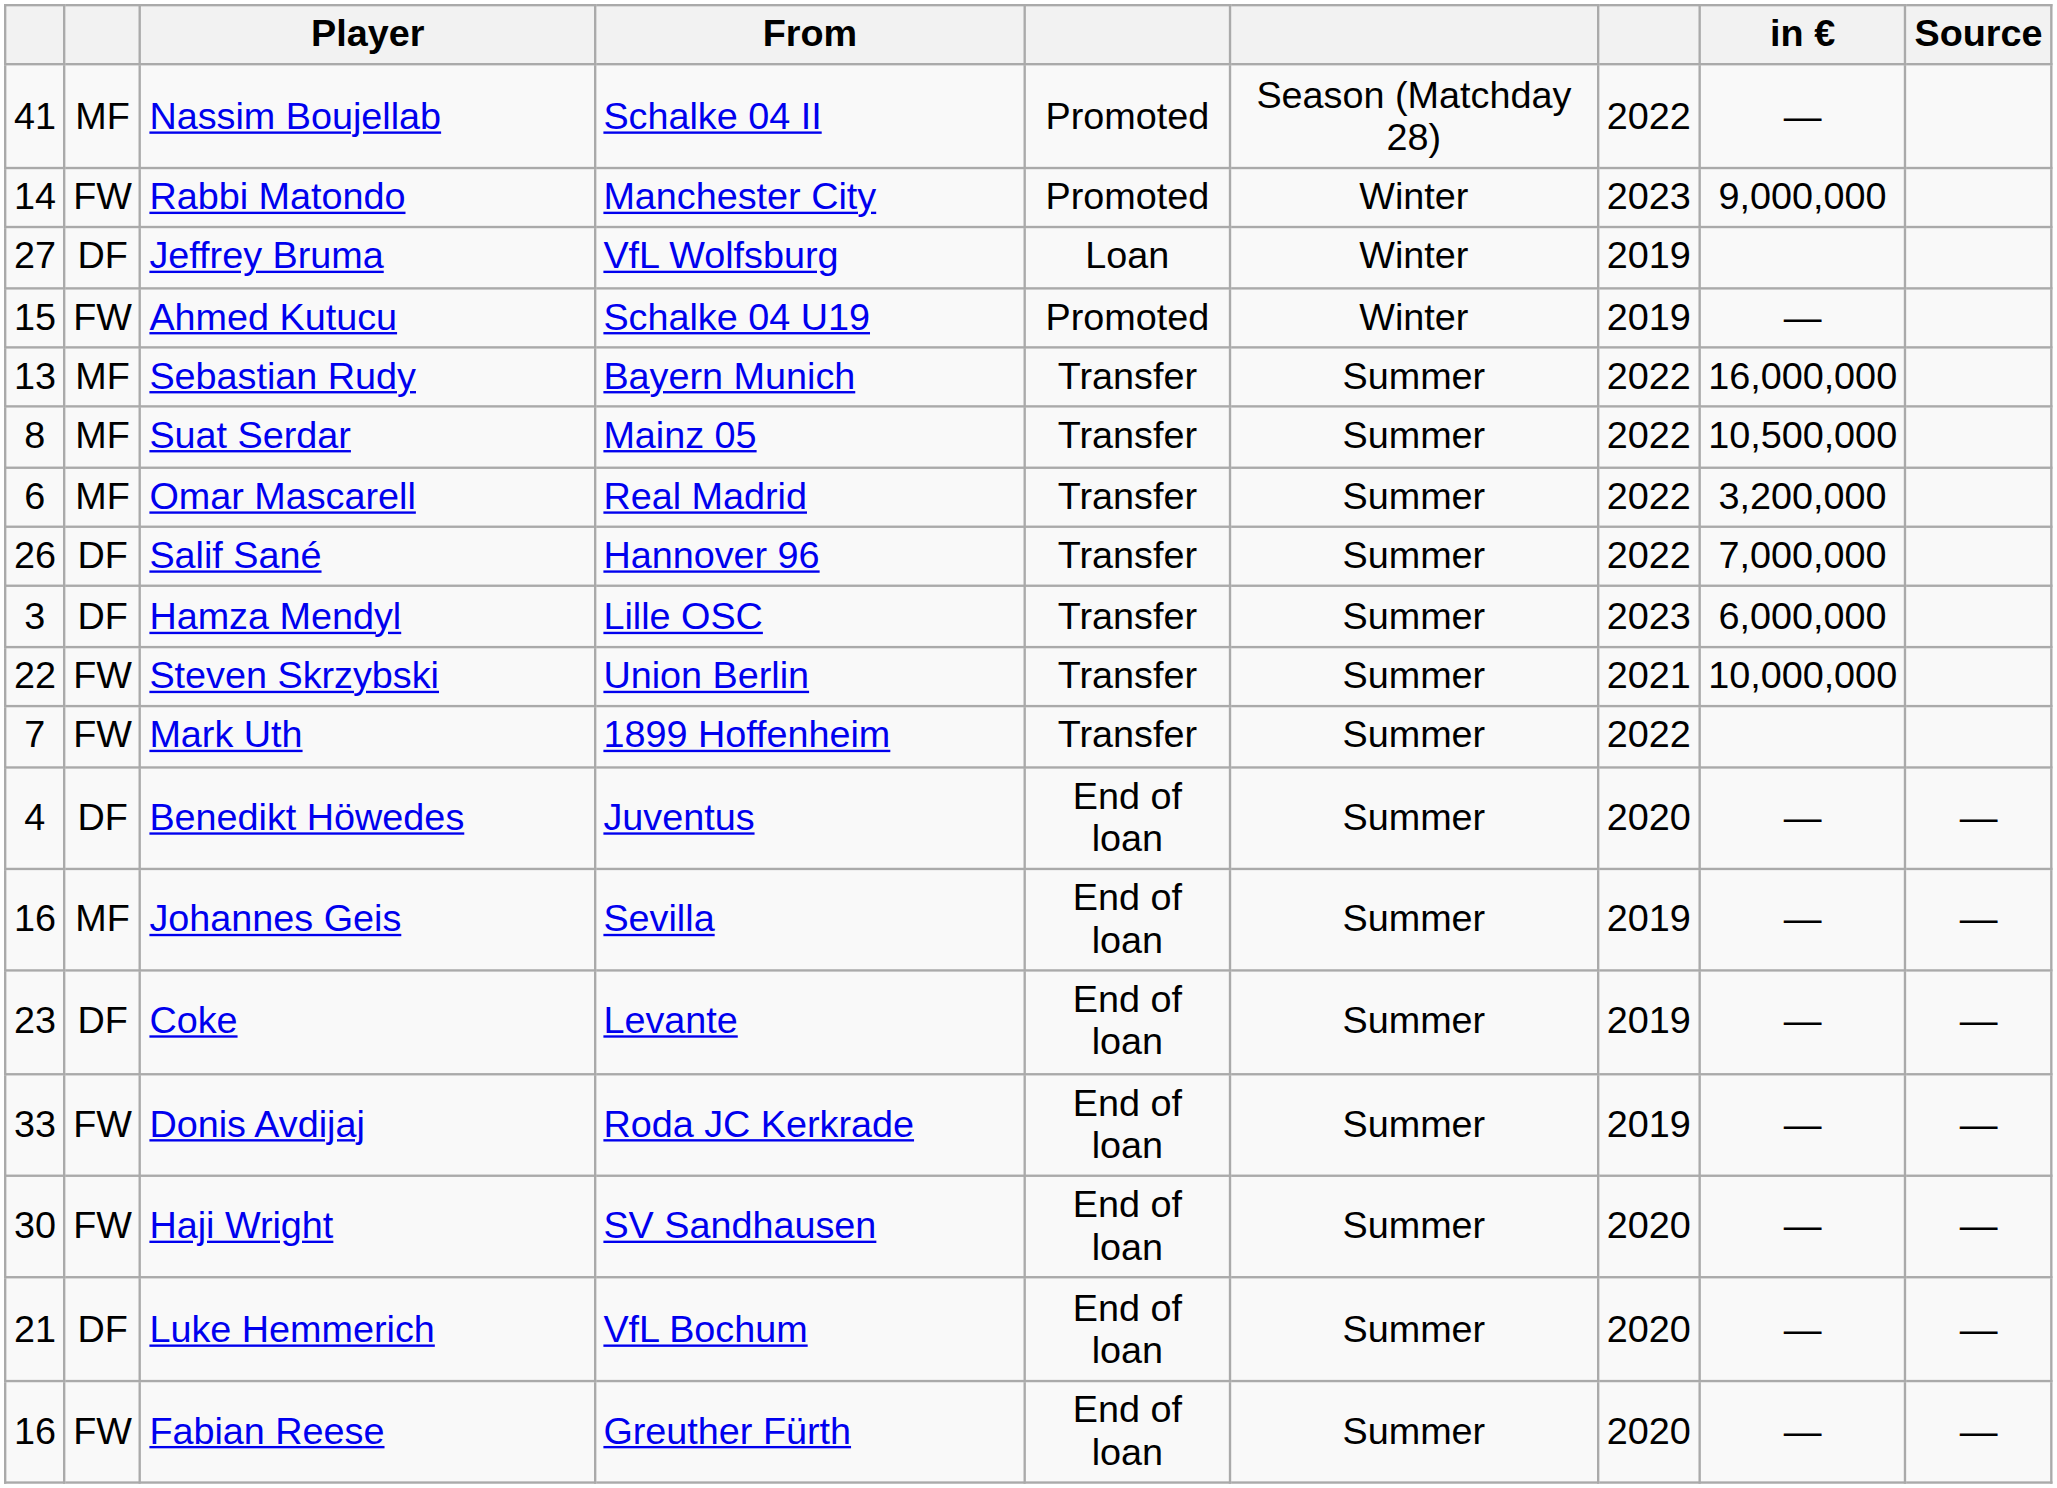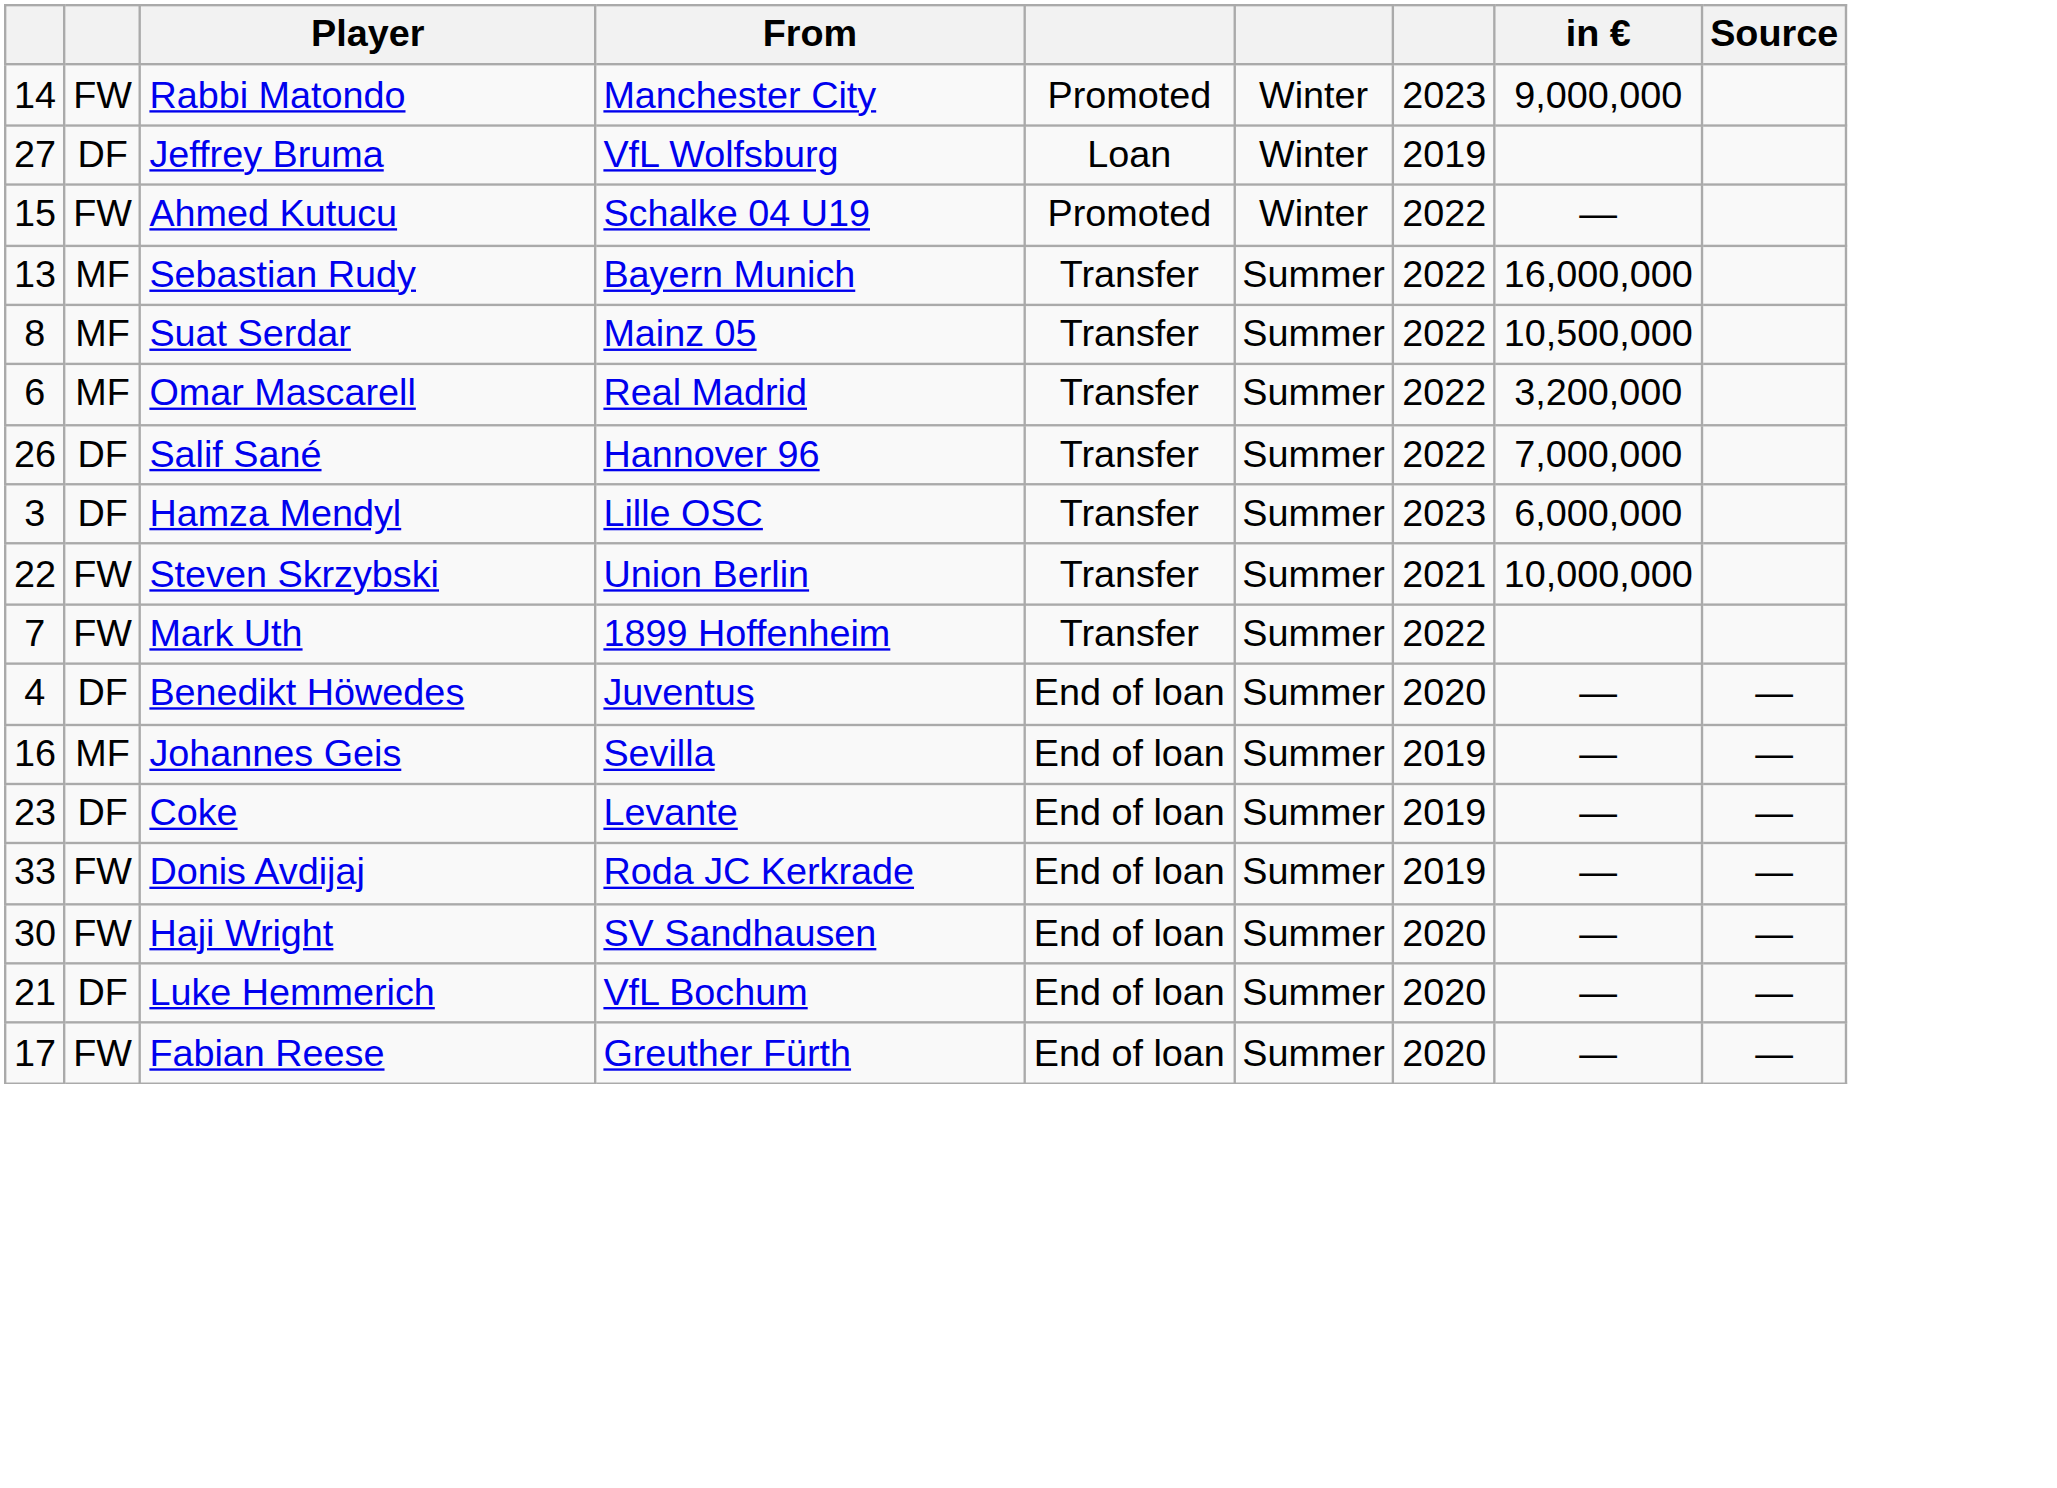- row: (295, 115)
(1649, 316) 2019 -> (1444, 214) 2022
(35, 1430) 16 -> (35, 1052) 17
